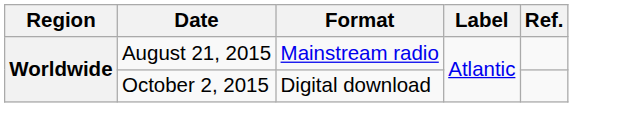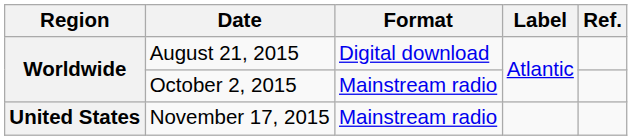(360, 53) Mainstream radio -> (414, 53) Digital download
(356, 85) Digital download -> (418, 85) Mainstream radio
+ row: (240, 118)
